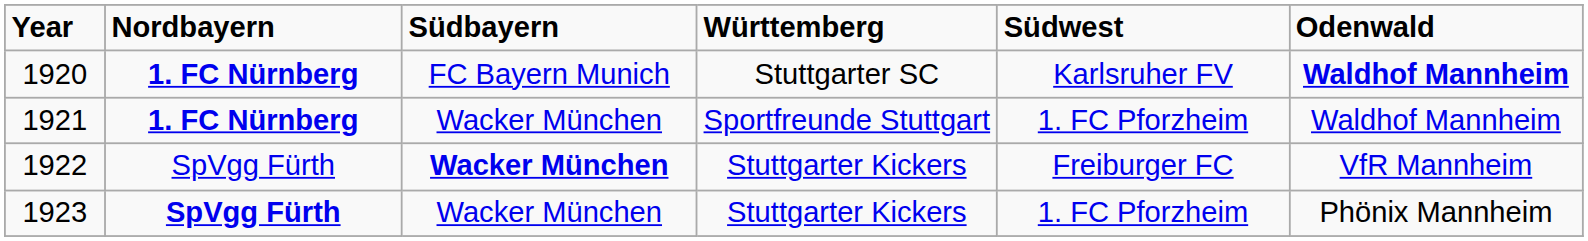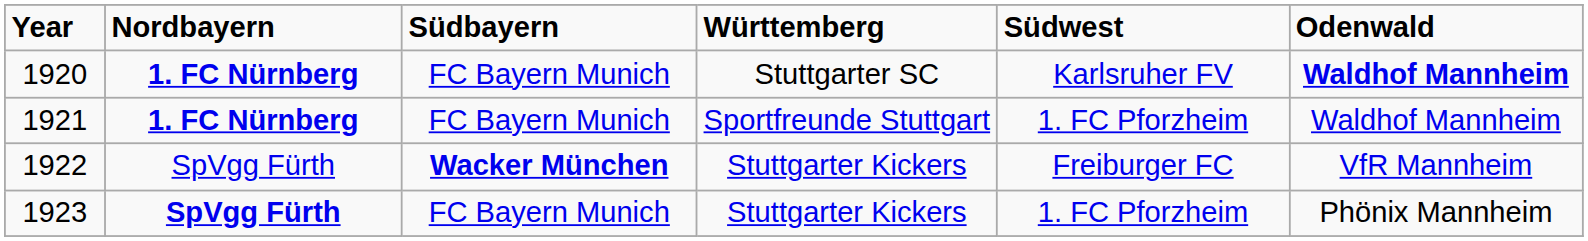(549, 119) Wacker München -> (549, 119) FC Bayern Munich
(549, 212) Wacker München -> (549, 212) FC Bayern Munich
